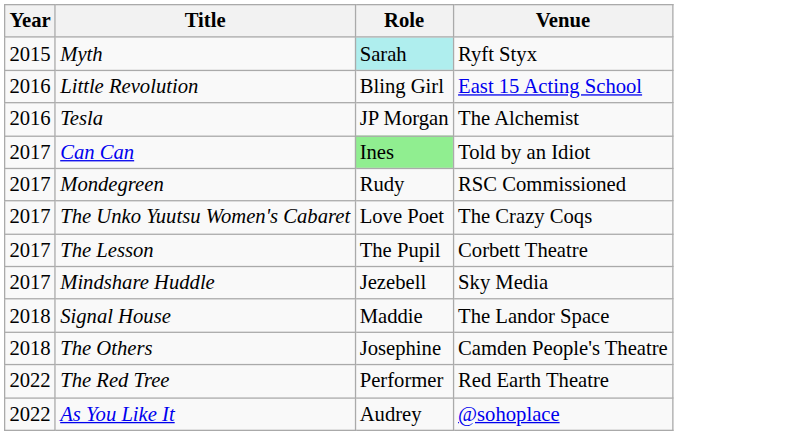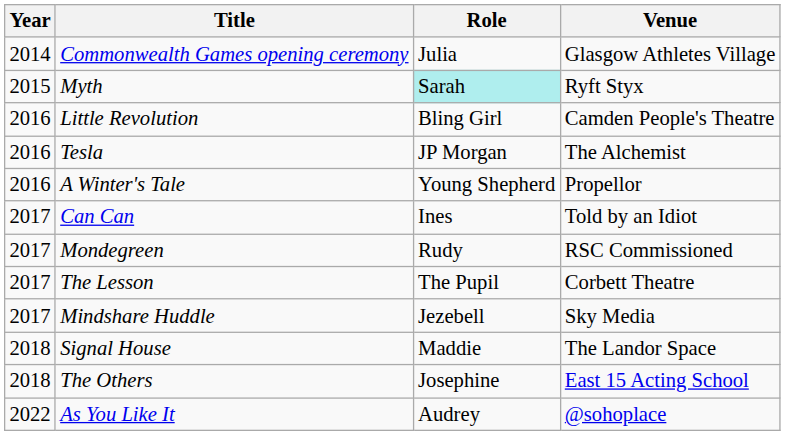+ row: (234, 53)
(550, 86) East 15 Acting School -> (670, 119) Camden People's Theatre
+ row: (123, 184)
(377, 151) lightgreen background -> (435, 217) no background
- row: (205, 217)
(563, 348) Camden People's Theatre -> (657, 380) East 15 Acting School
- row: (115, 380)
